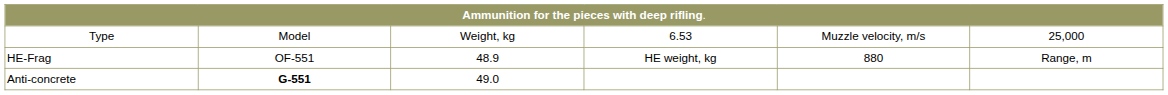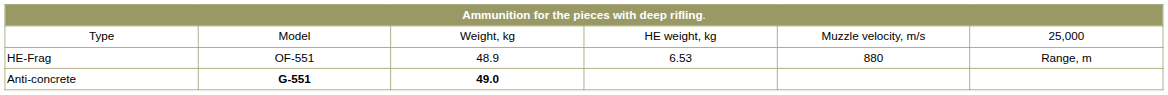(681, 36) 6.53 -> (681, 36) HE weight, kg
(681, 57) HE weight, kg -> (681, 57) 6.53
(488, 79) normal -> (488, 79) bold
